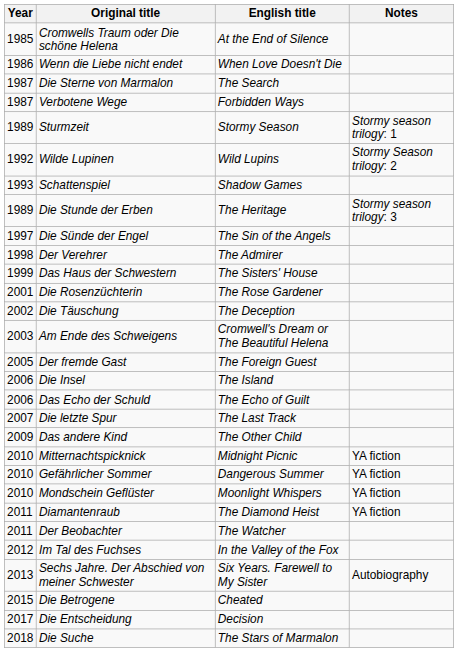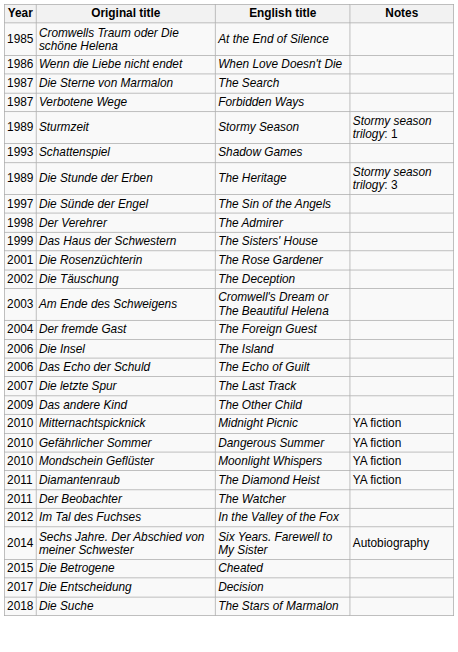- row: (76, 159)
(20, 362) 2005 -> (20, 330) 2004
(20, 575) 2013 -> (20, 543) 2014
